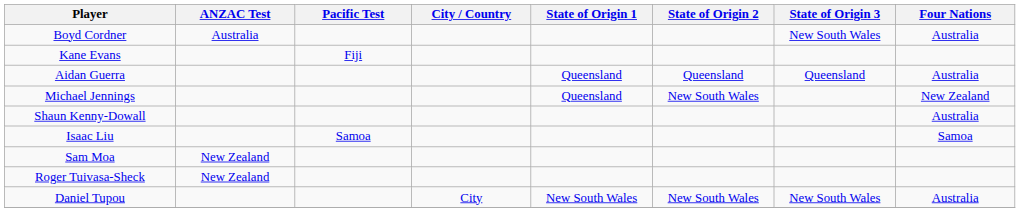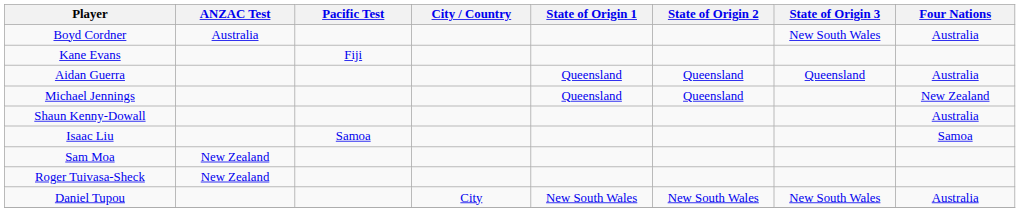(713, 95) New South Wales -> (713, 95) Queensland
